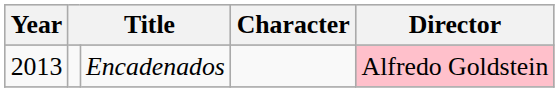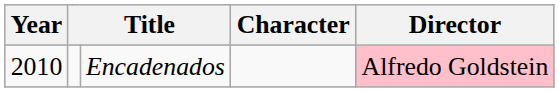(37, 65) 2013 -> (37, 65) 2010
